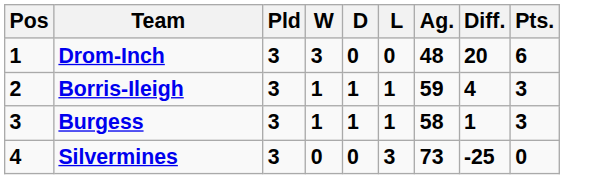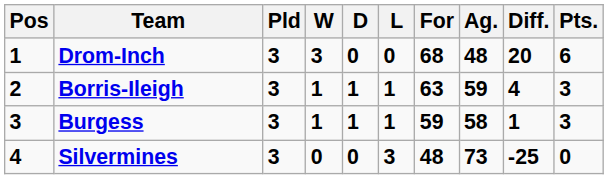+ column: (437, 21)
